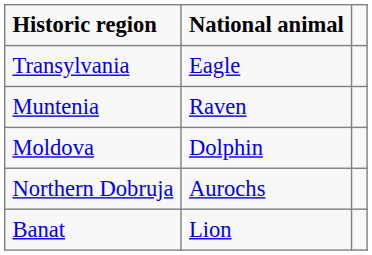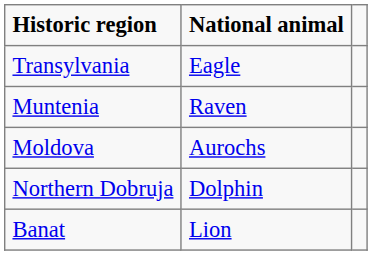(226, 147) Dolphin -> (227, 147) Aurochs
(227, 188) Aurochs -> (226, 188) Dolphin
